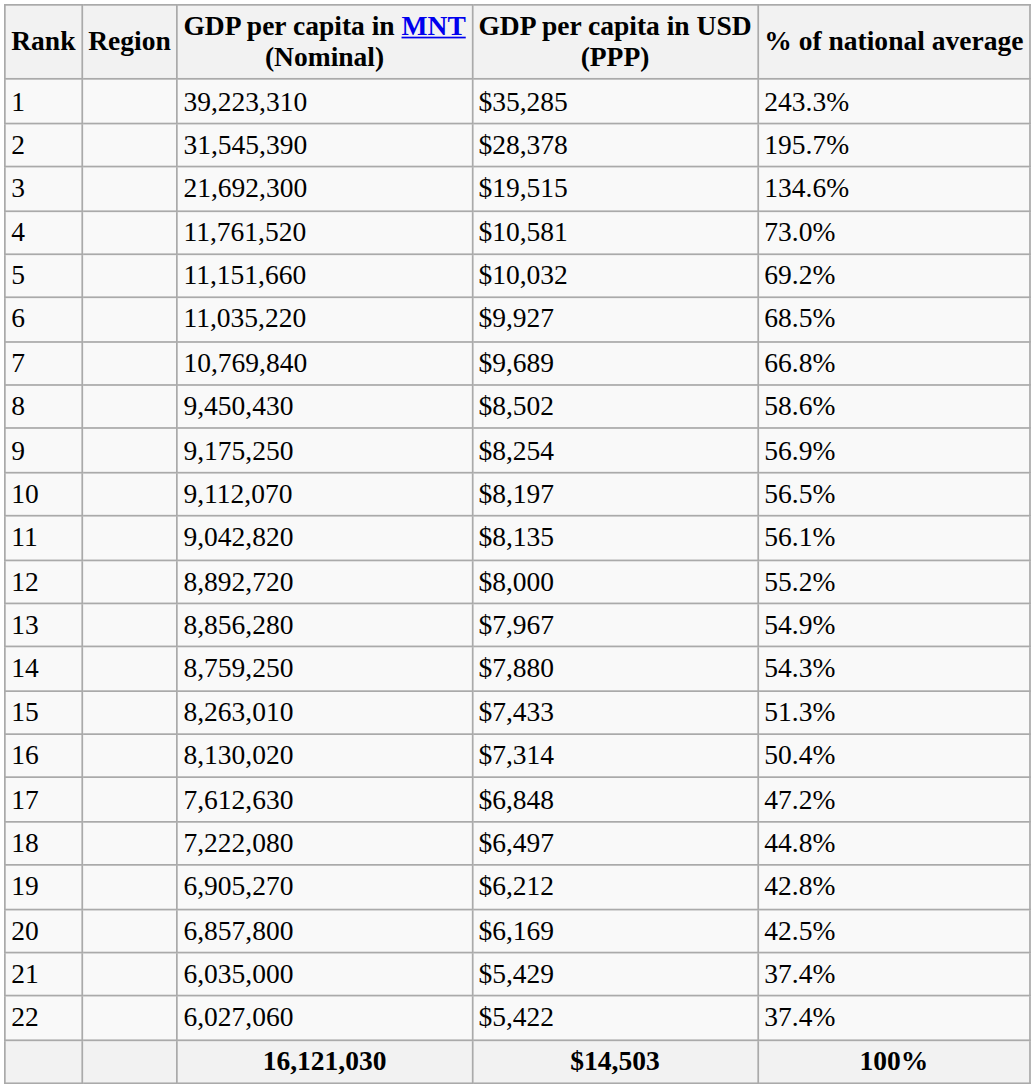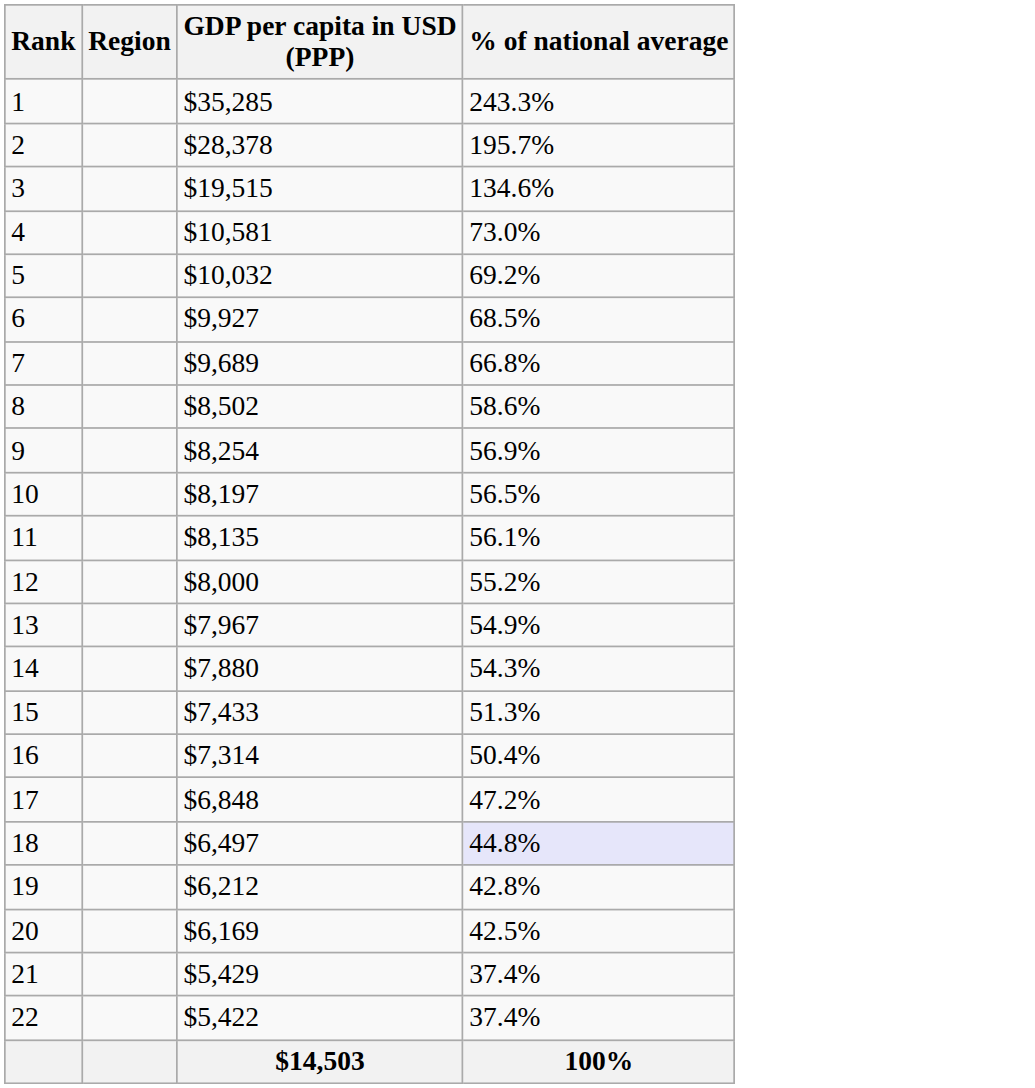- column: (325, 41)
(800, 842) no background -> (505, 842) lavender background
